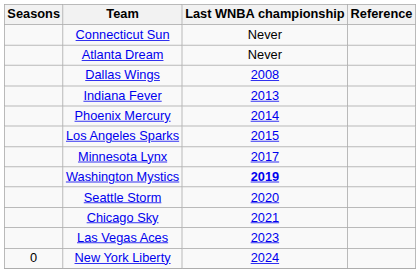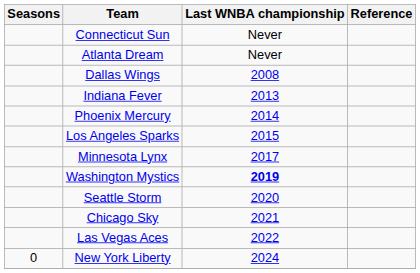(265, 237) 2023 -> (265, 237) 2022
